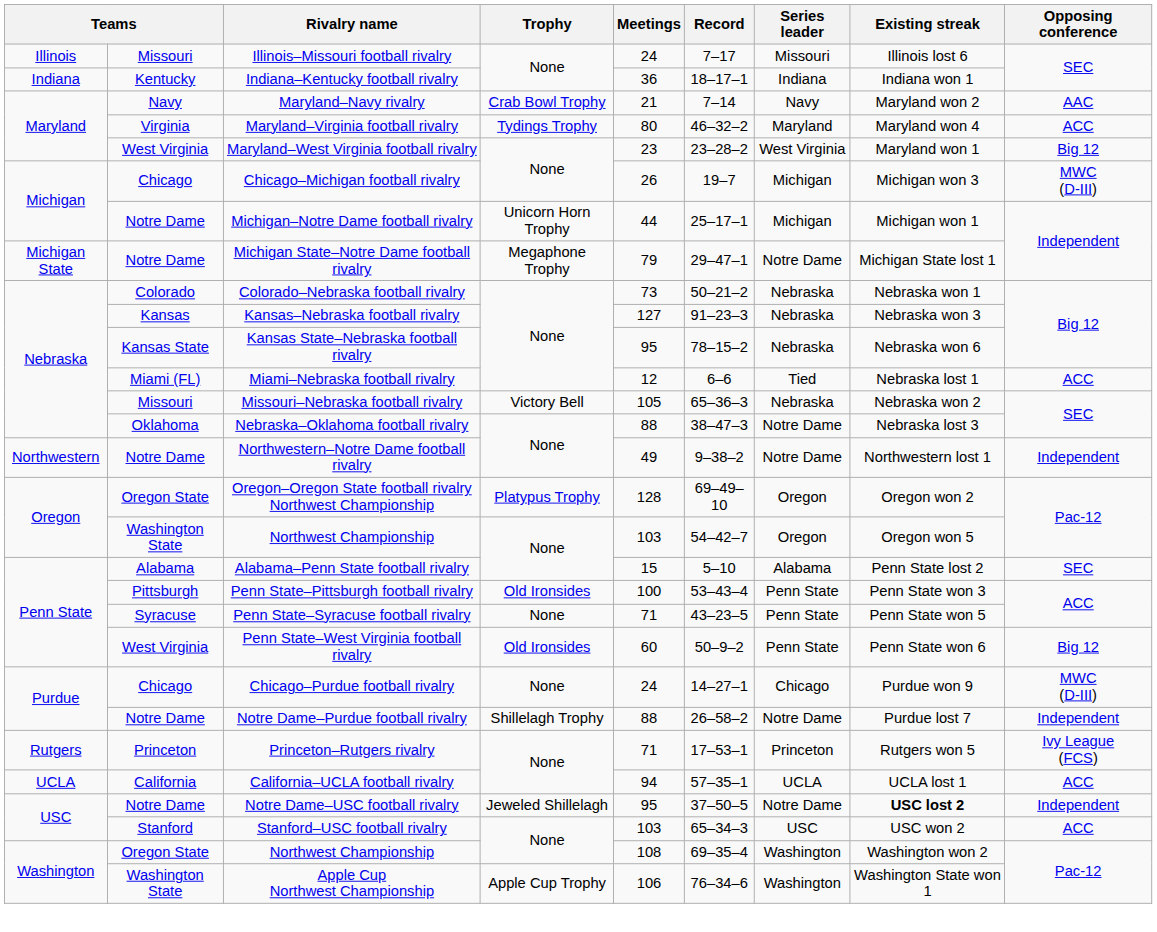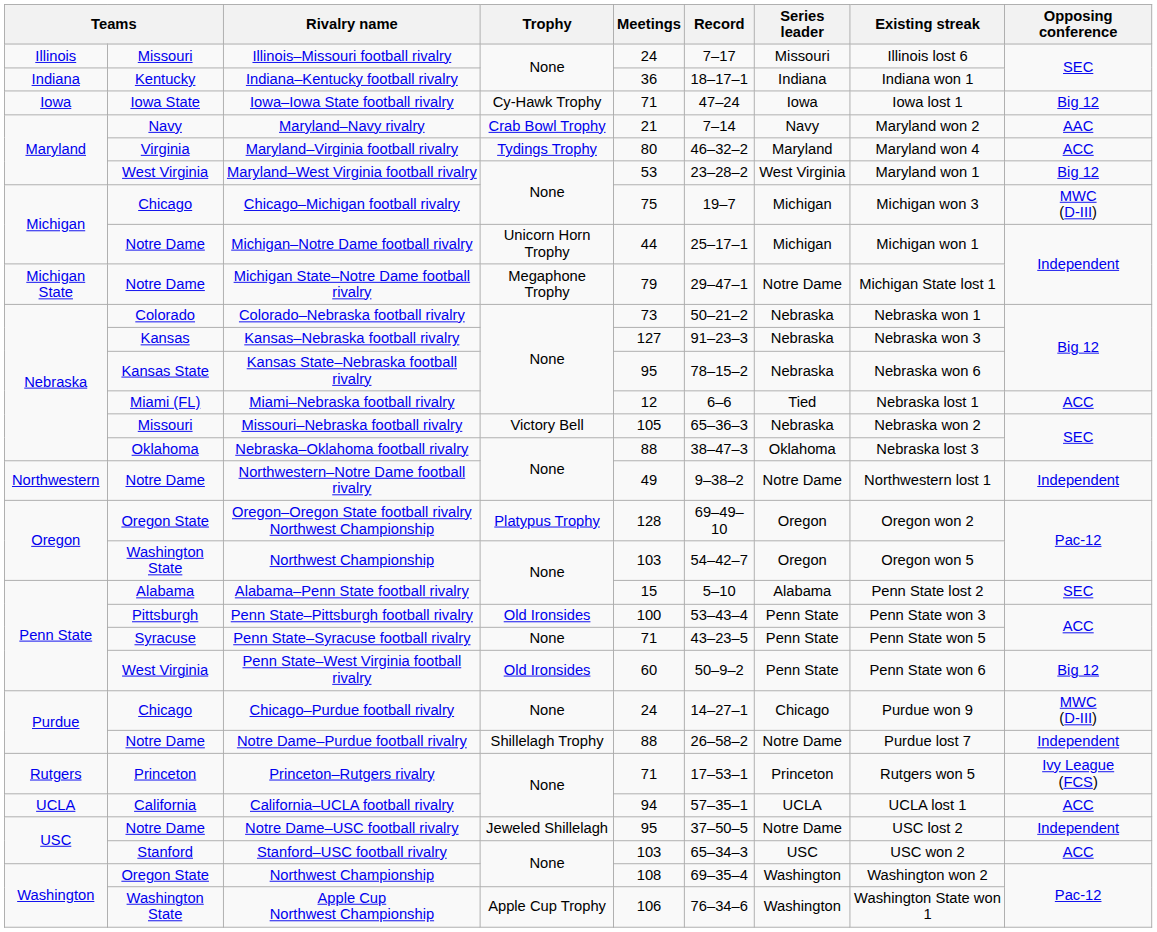+ row: (165, 102)
(649, 149) 23 -> (649, 172) 53
(649, 181) 26 -> (649, 204) 75
(802, 425) Notre Dame -> (802, 449) Oklahoma
(927, 805) bold -> (927, 828) normal
